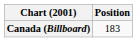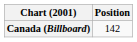(112, 28) 183 -> (112, 28) 142
